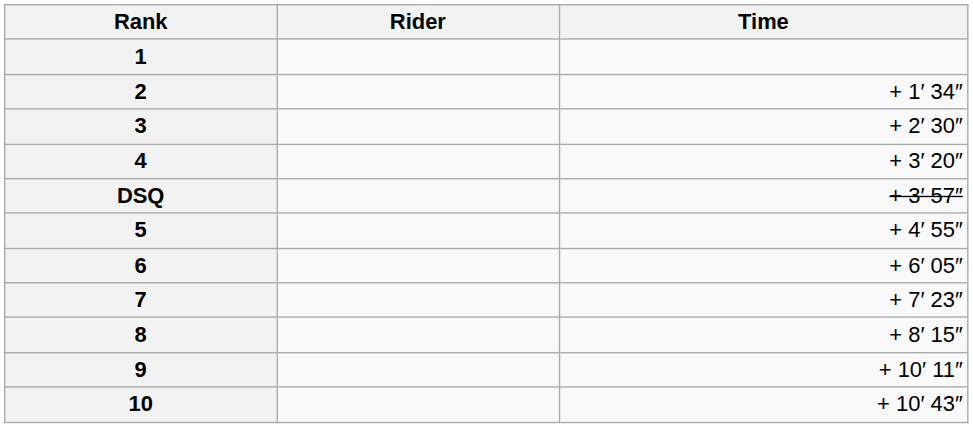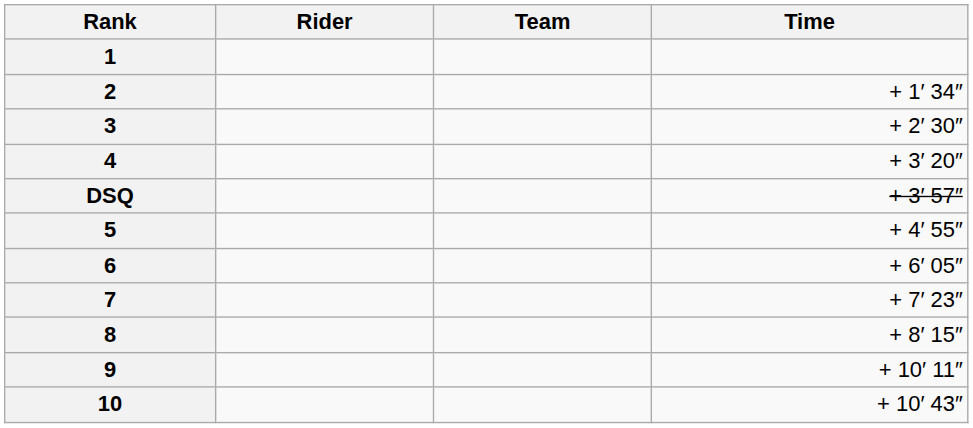+ column: (543, 21)
